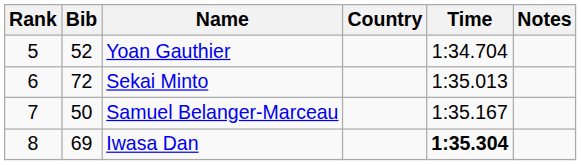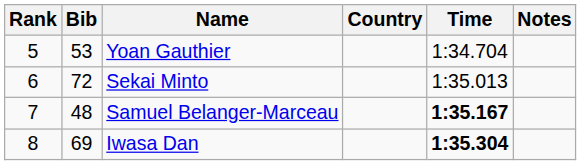(82, 50) 52 -> (82, 50) 53
(82, 112) 50 -> (82, 112) 48
(470, 112) normal -> (470, 112) bold
